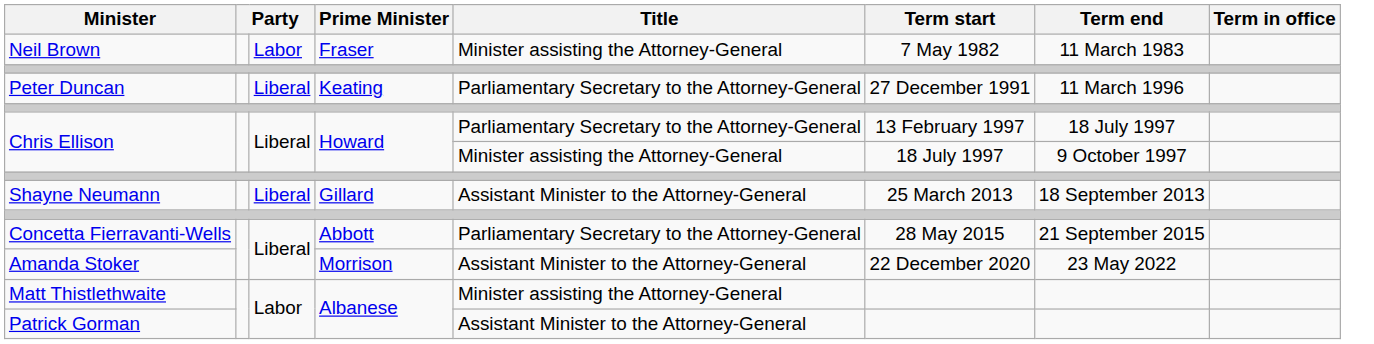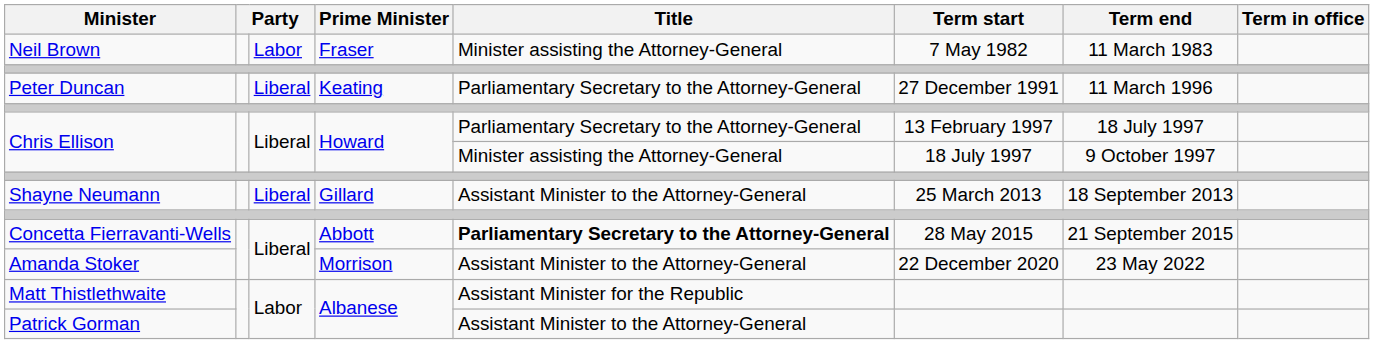(659, 233) normal -> (674, 233) bold
(620, 293) Minister assisting the Attorney-General -> (601, 293) Assistant Minister for the Republic
